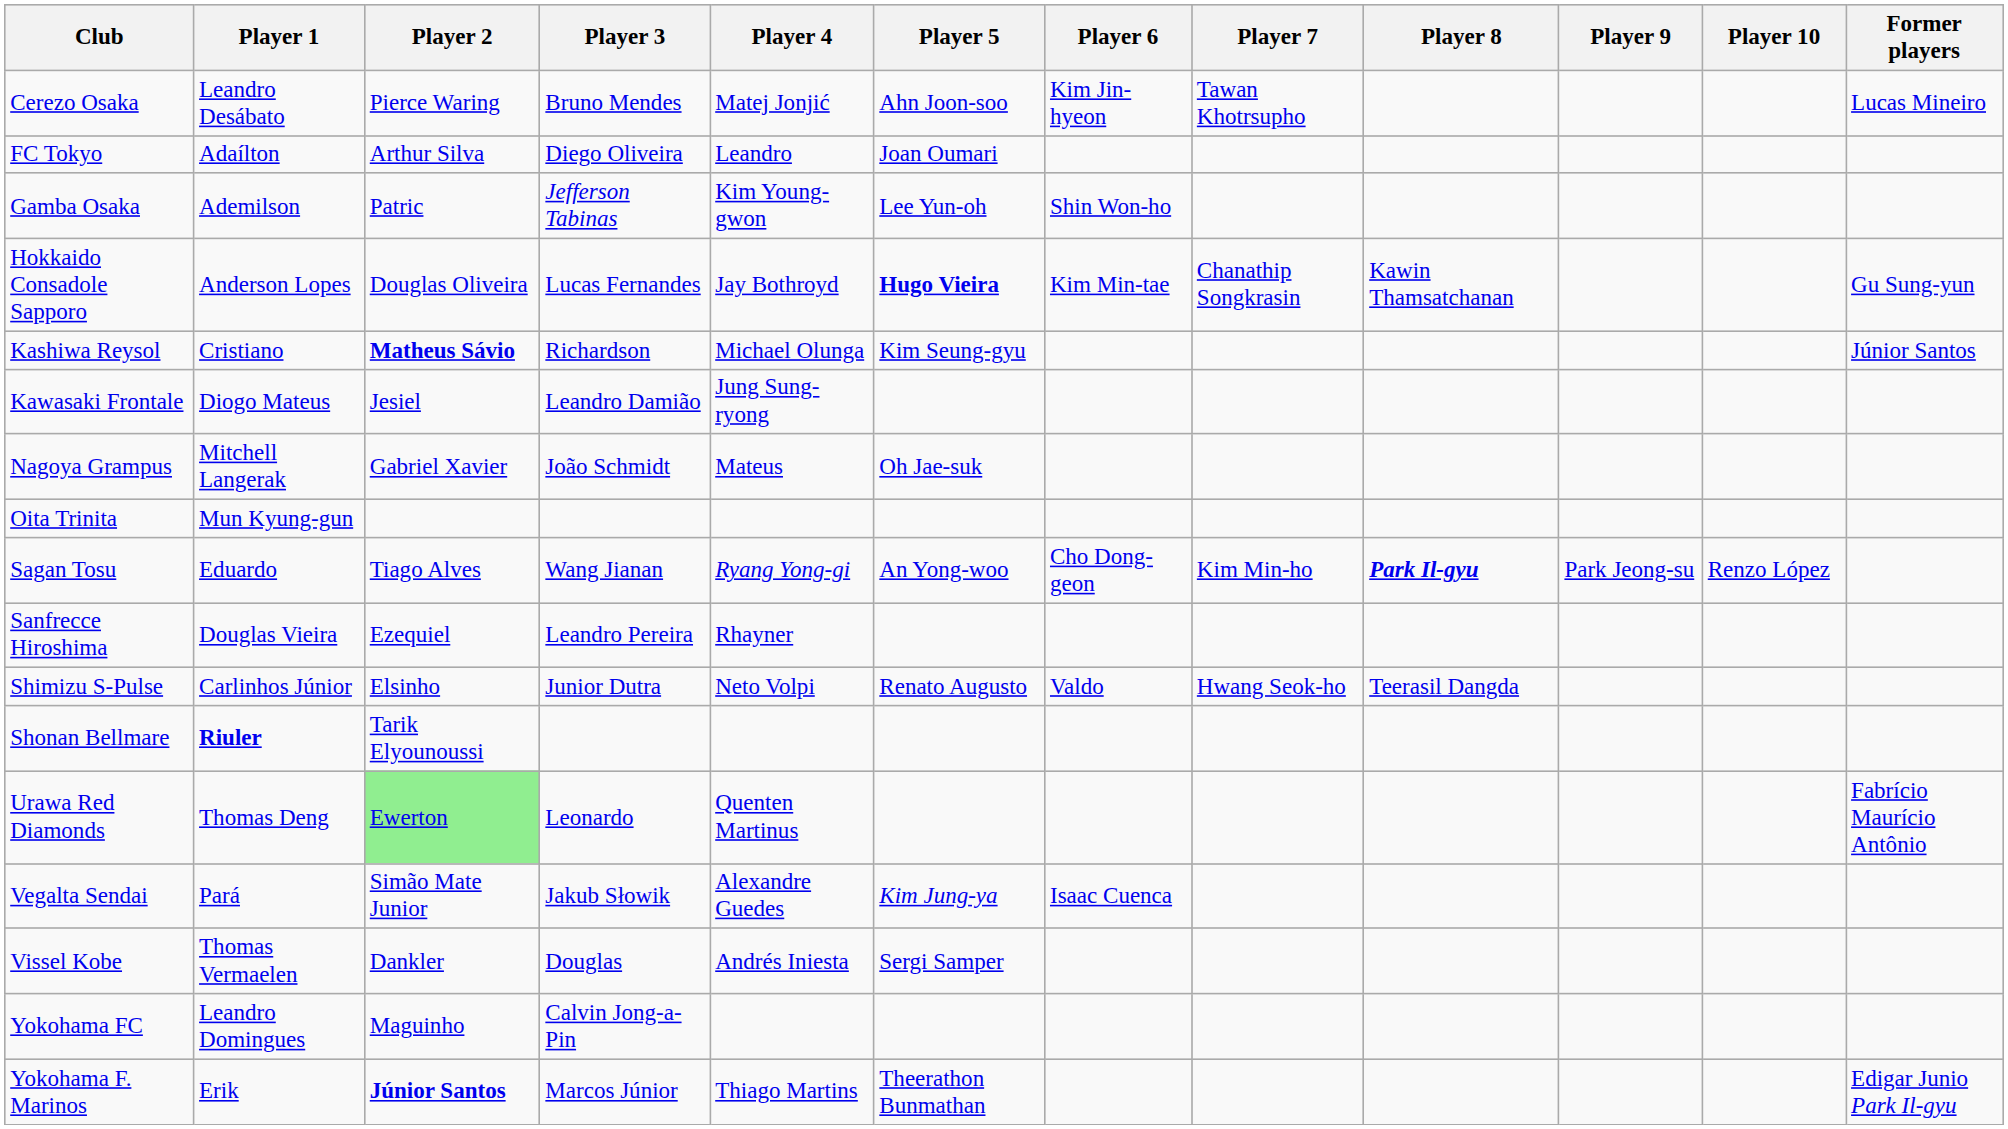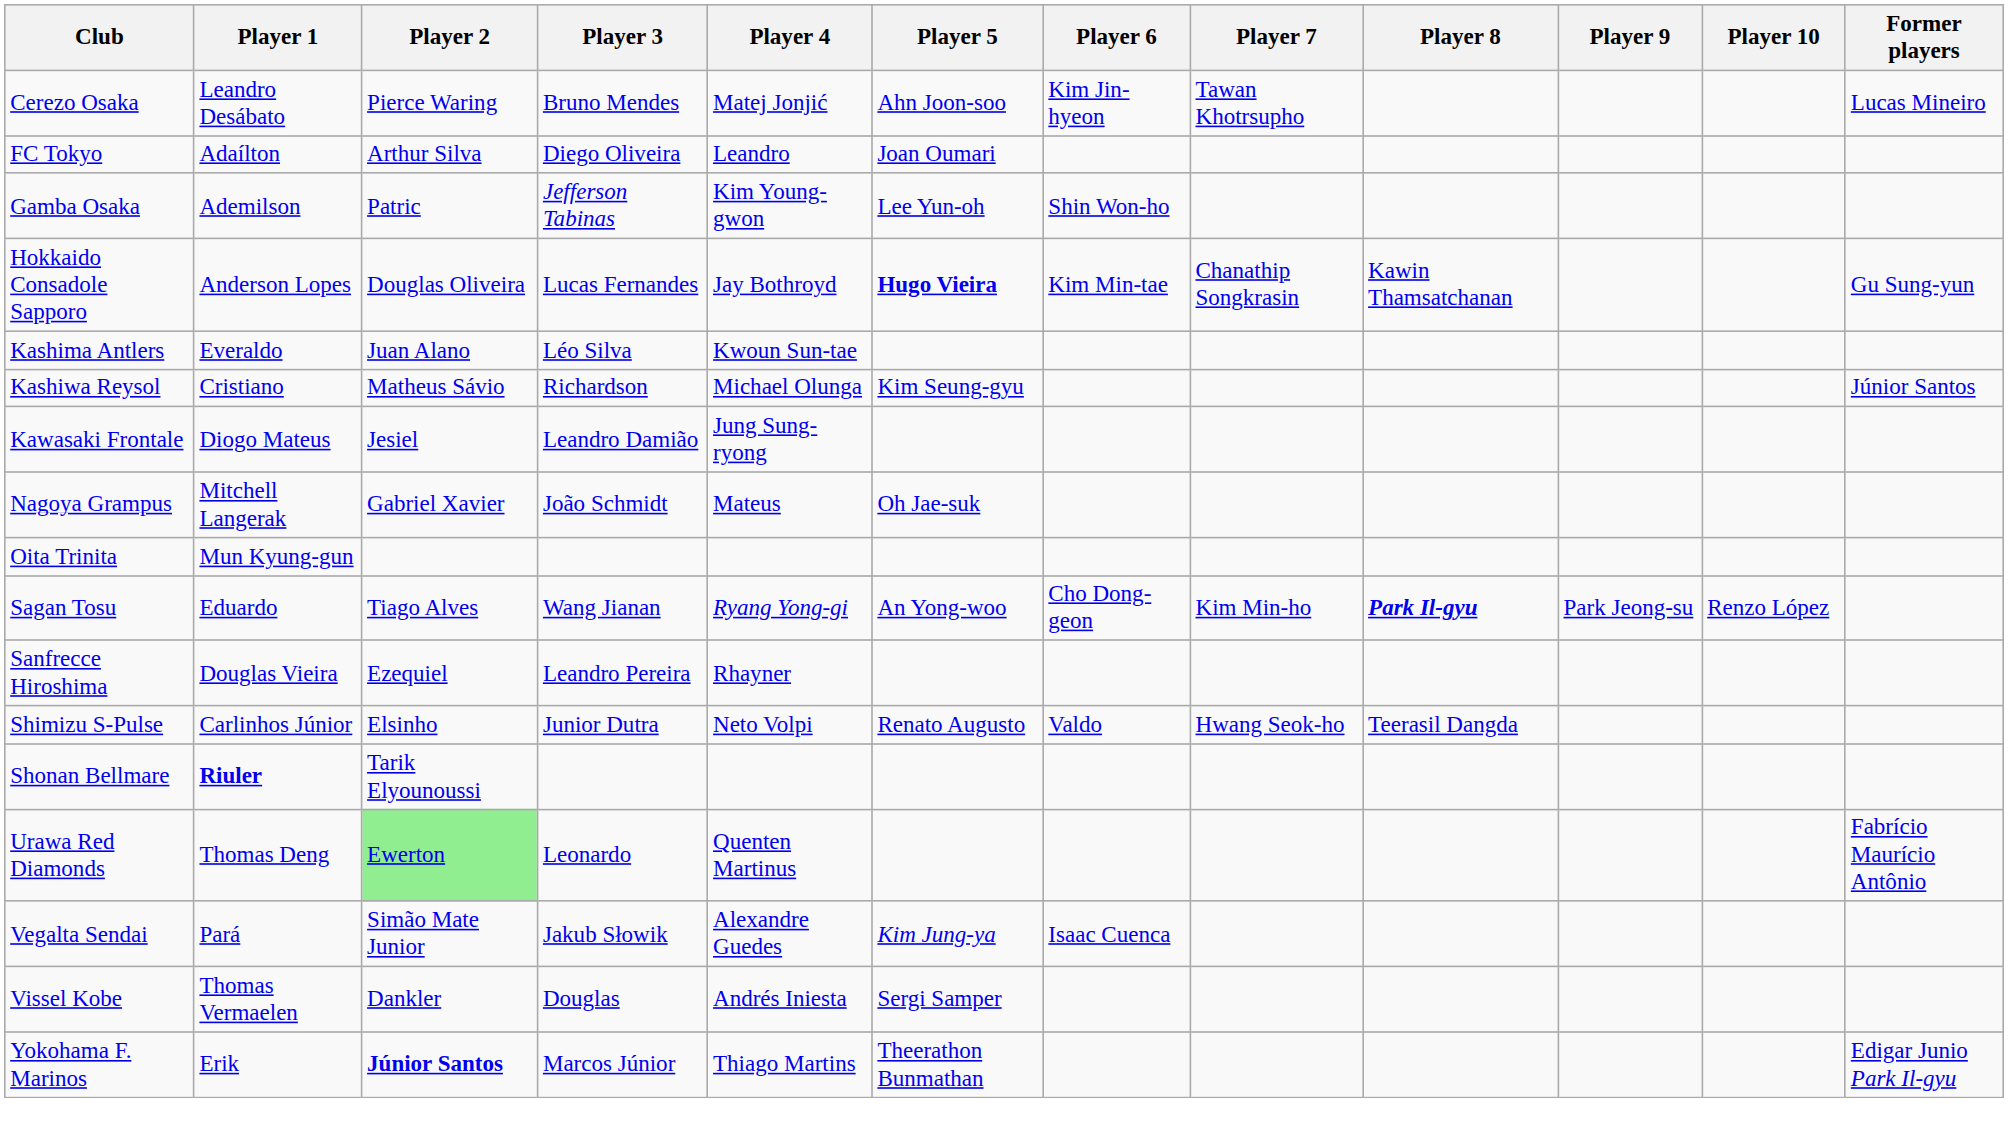+ row: (87, 349)
(442, 349) bold -> (436, 387) normal
- row: (77, 1026)
